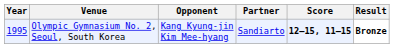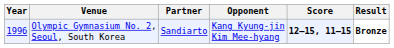columns swapped: (261, 11) <-> (197, 11)
(17, 31) 1995 -> (17, 31) 1996
